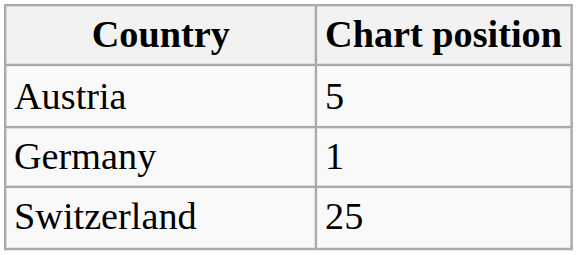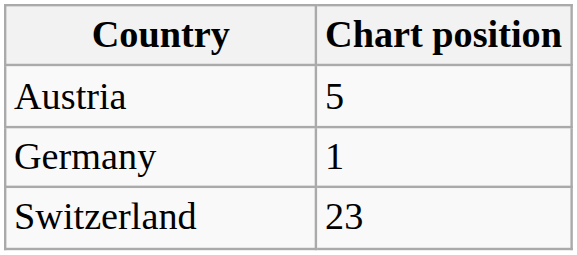(344, 216) 25 -> (344, 216) 23
